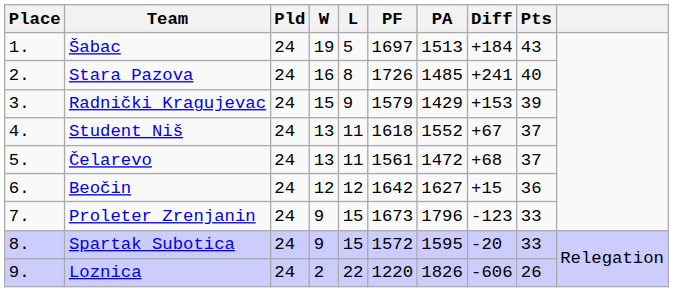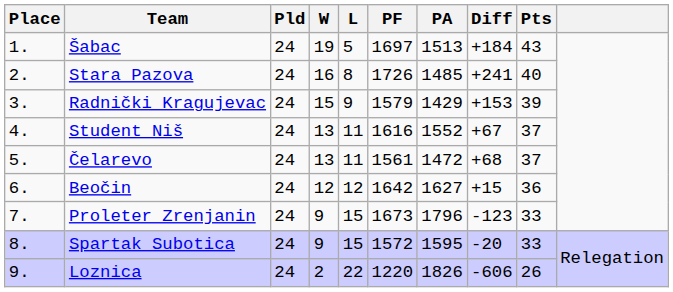(392, 131) 1618 -> (392, 131) 1616
